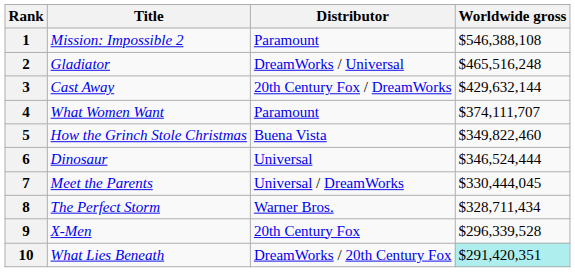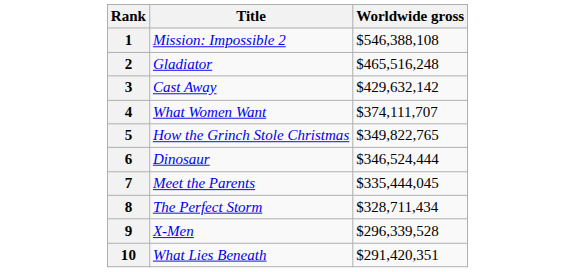- column: (353, 16)
(500, 87) $429,632,144 -> (398, 87) $429,632,142
(500, 135) $349,822,460 -> (398, 135) $349,822,765
(500, 183) $330,444,045 -> (398, 183) $335,444,045
(500, 254) paleturquoise background -> (398, 254) no background
